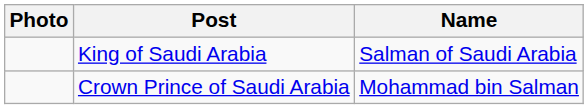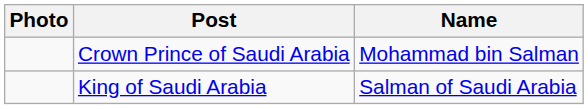rows swapped: (172, 53) <-> (214, 86)
